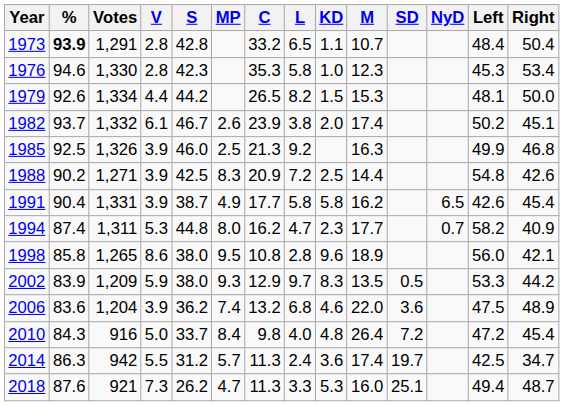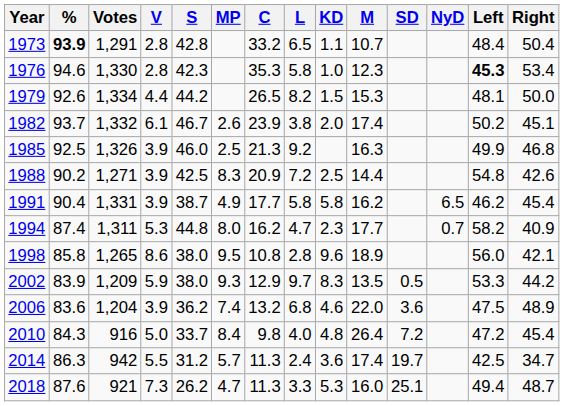(488, 70) normal -> (488, 70) bold
(488, 202) 42.6 -> (488, 202) 46.2
